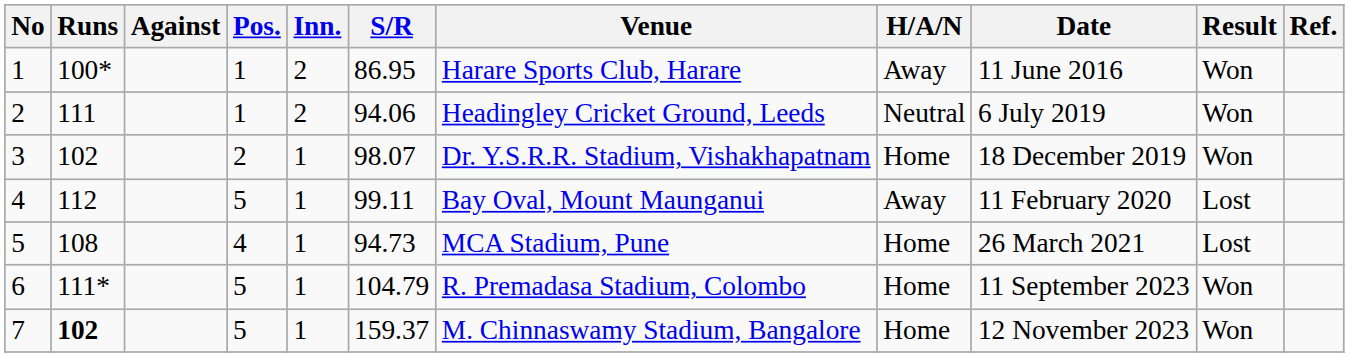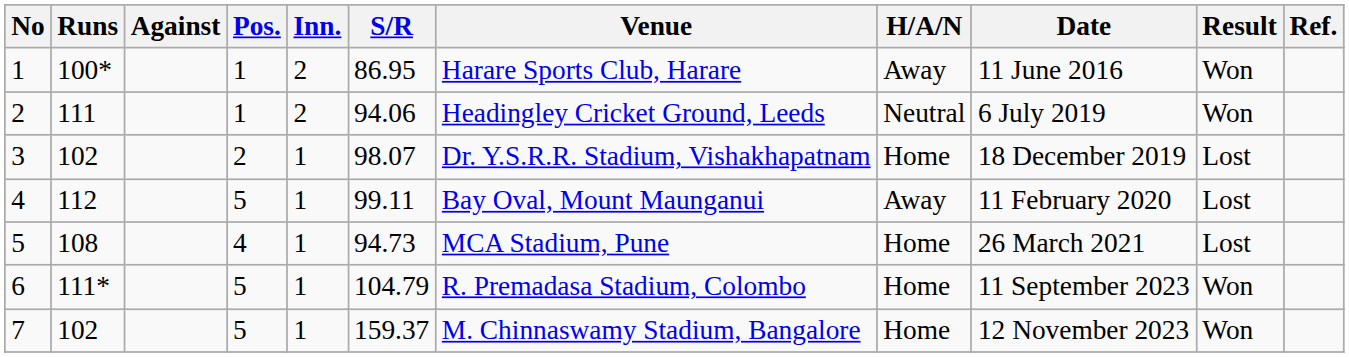(1228, 156) Won -> (1227, 156) Lost
(78, 329) bold -> (78, 329) normal
